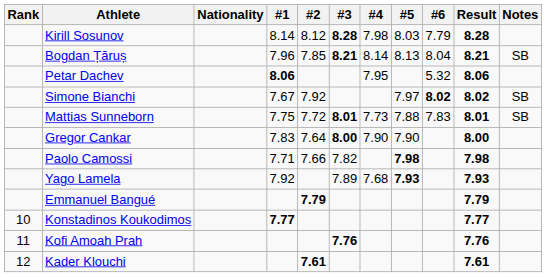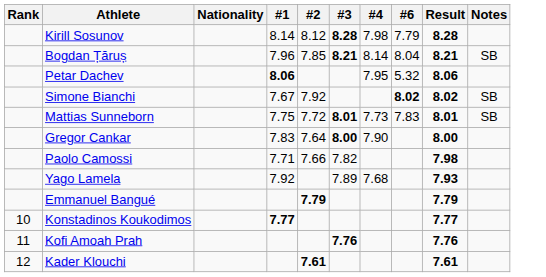- column: (407, 14)
